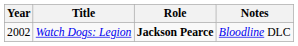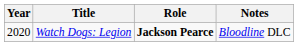(19, 32) 2002 -> (19, 32) 2020
